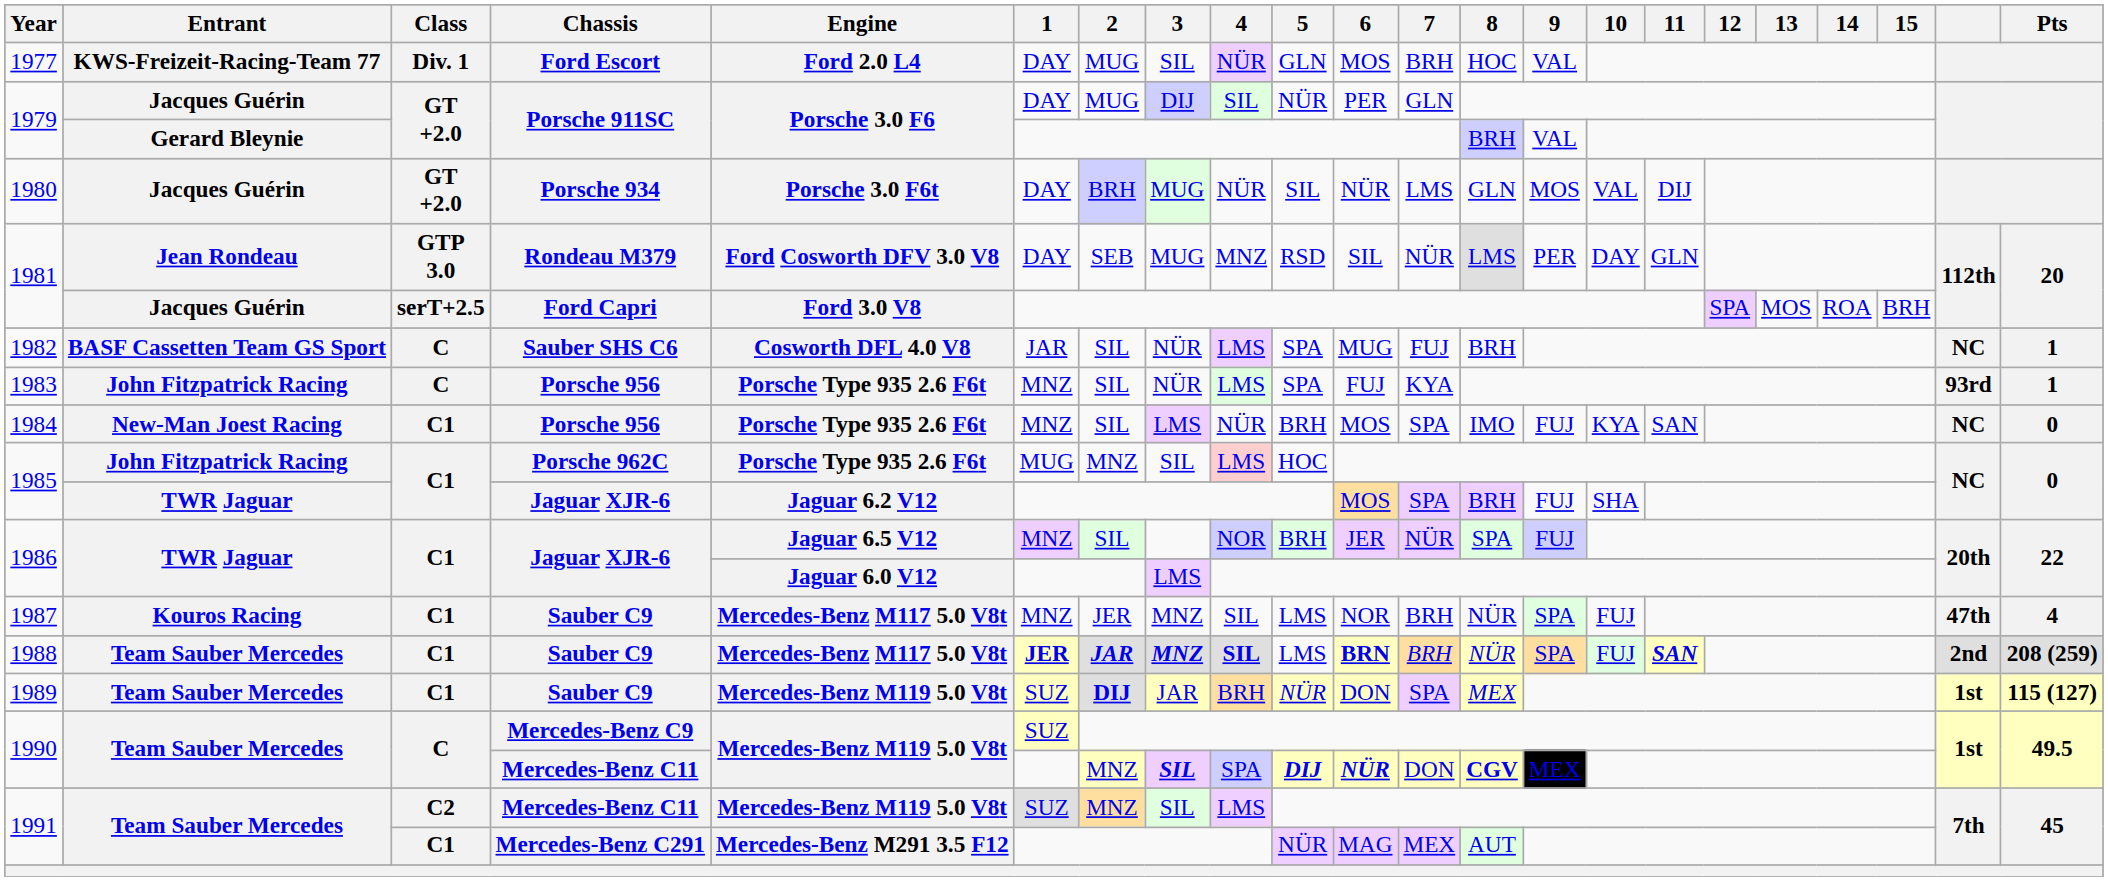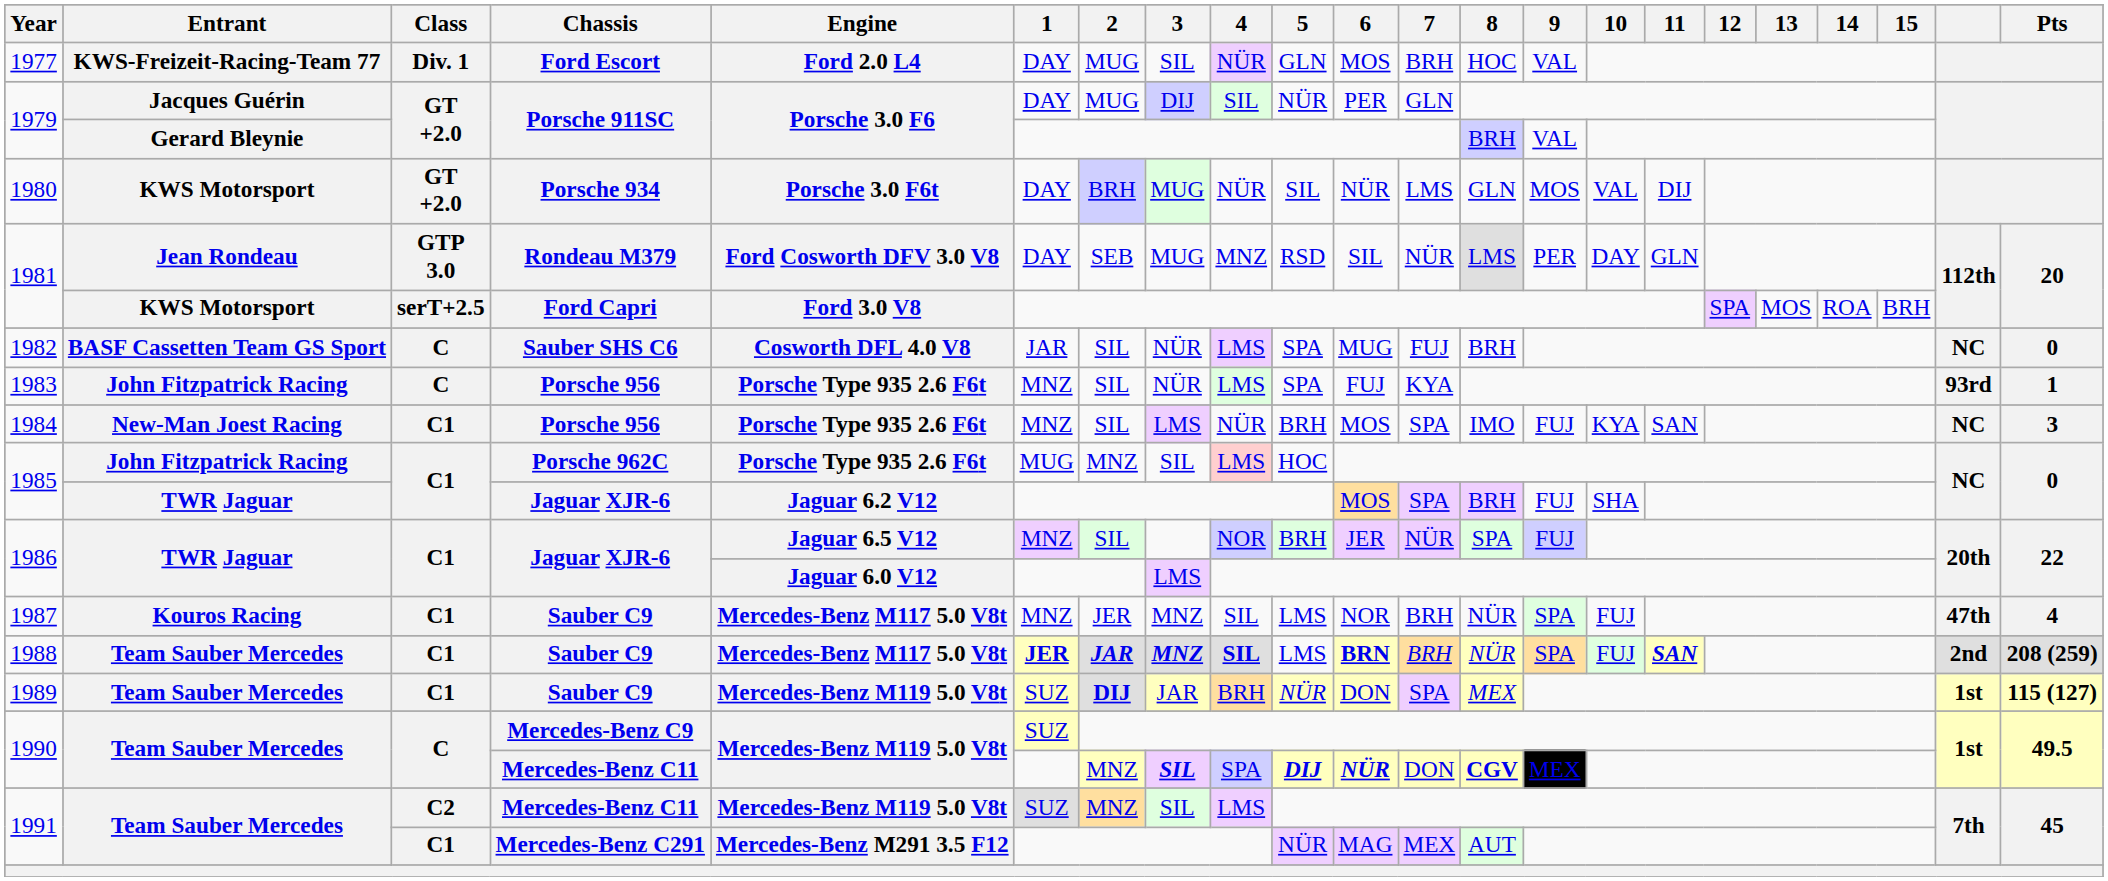(227, 190) Jacques Guérin -> (227, 190) KWS Motorsport
(227, 308) Jacques Guérin -> (227, 308) KWS Motorsport
(2052, 346) 1 -> (2052, 346) 0
(2052, 423) 0 -> (2052, 423) 3
